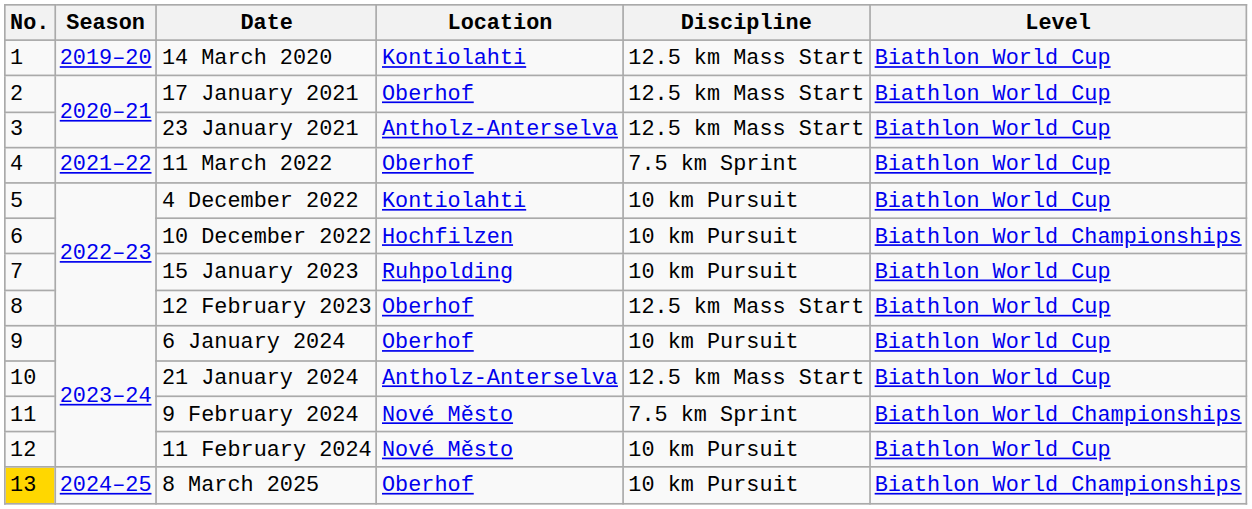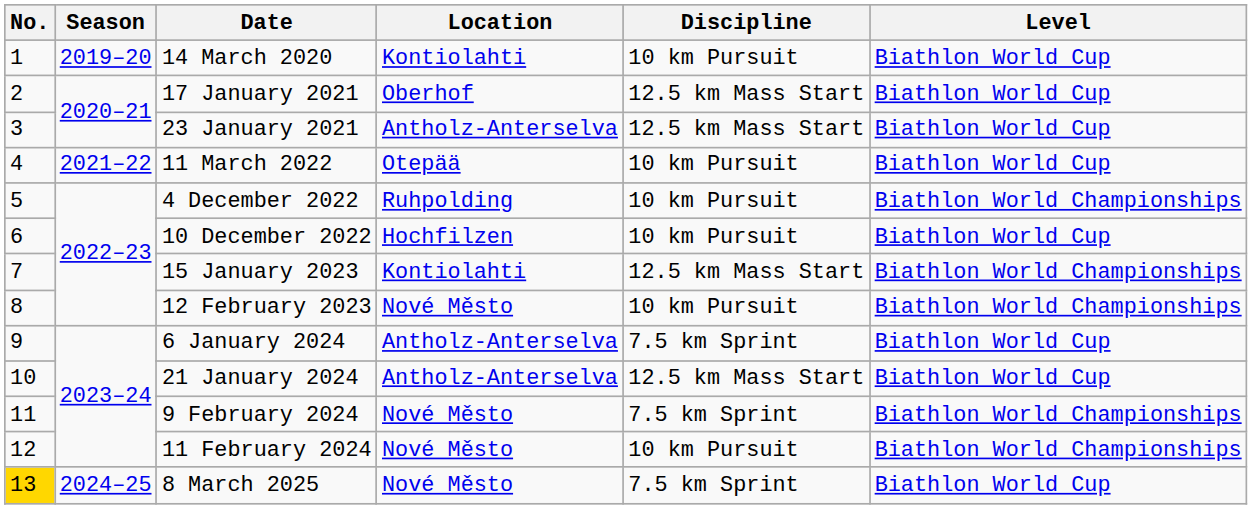(746, 58) 12.5 km Mass Start -> (714, 58) 10 km Pursuit
(428, 165) Oberhof -> (421, 165) Otepää
(714, 165) 7.5 km Sprint -> (714, 165) 10 km Pursuit
(454, 201) Kontiolahti -> (448, 201) Ruhpolding
(993, 201) Biathlon World Cup -> (1058, 201) Biathlon World Championships
(1058, 236) Biathlon World Championships -> (993, 236) Biathlon World Cup
(448, 272) Ruhpolding -> (454, 272) Kontiolahti
(714, 272) 10 km Pursuit -> (746, 272) 12.5 km Mass Start
(993, 272) Biathlon World Cup -> (1058, 272) Biathlon World Championships
(428, 307) Oberhof -> (448, 307) Nové Město
(746, 307) 12.5 km Mass Start -> (714, 307) 10 km Pursuit
(993, 307) Biathlon World Cup -> (1058, 307) Biathlon World Championships
(428, 343) Oberhof -> (500, 343) Antholz-Anterselva
(714, 343) 10 km Pursuit -> (714, 343) 7.5 km Sprint
(993, 450) Biathlon World Cup -> (1058, 450) Biathlon World Championships
(428, 485) Oberhof -> (448, 485) Nové Město
(714, 485) 10 km Pursuit -> (714, 485) 7.5 km Sprint
(1058, 485) Biathlon World Championships -> (993, 485) Biathlon World Cup
